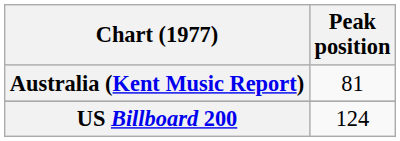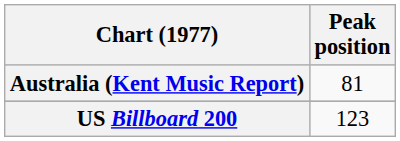(352, 118) 124 -> (352, 118) 123
